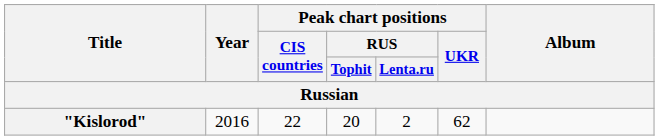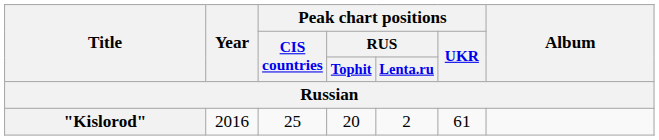(292, 121) 22 -> (292, 121) 25
(462, 121) 62 -> (462, 121) 61
